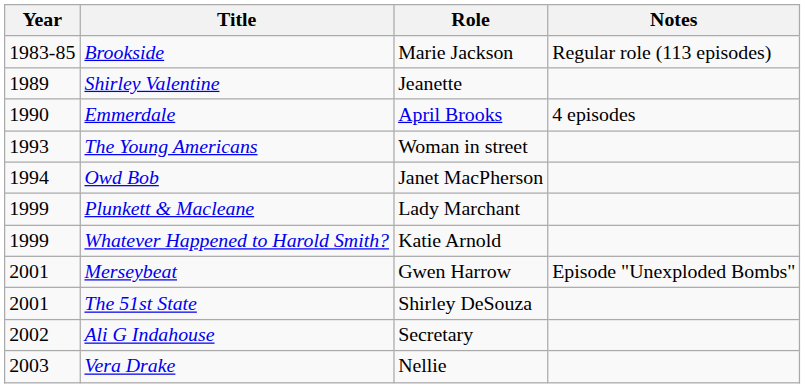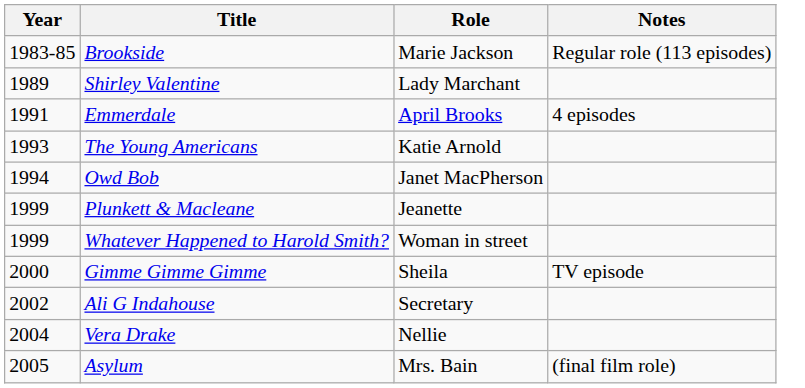(430, 83) Jeanette -> (459, 83) Lady Marchant
(29, 114) 1990 -> (29, 114) 1991
(463, 146) Woman in street -> (450, 146) Katie Arnold
(459, 209) Lady Marchant -> (430, 209) Jeanette
(450, 240) Katie Arnold -> (463, 240) Woman in street
+ row: (175, 271)
- row: (131, 271)
- row: (141, 303)
(29, 366) 2003 -> (29, 334) 2004
+ row: (114, 366)
